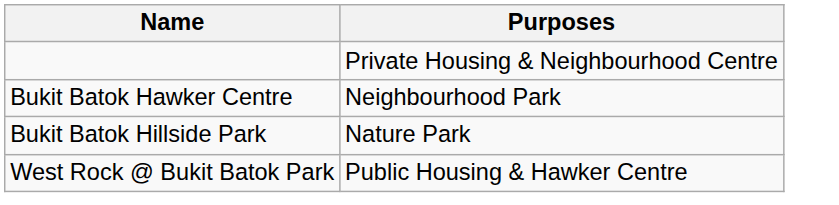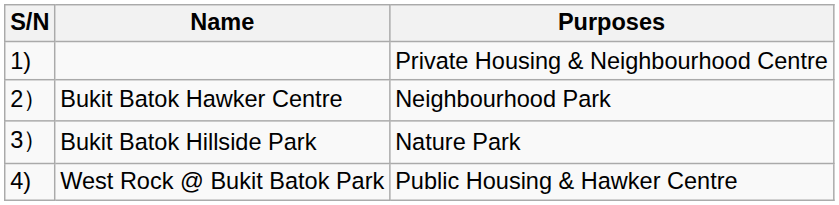+ column: (30, 23)
